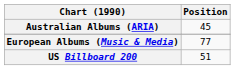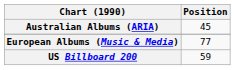(205, 57) 51 -> (205, 57) 59
